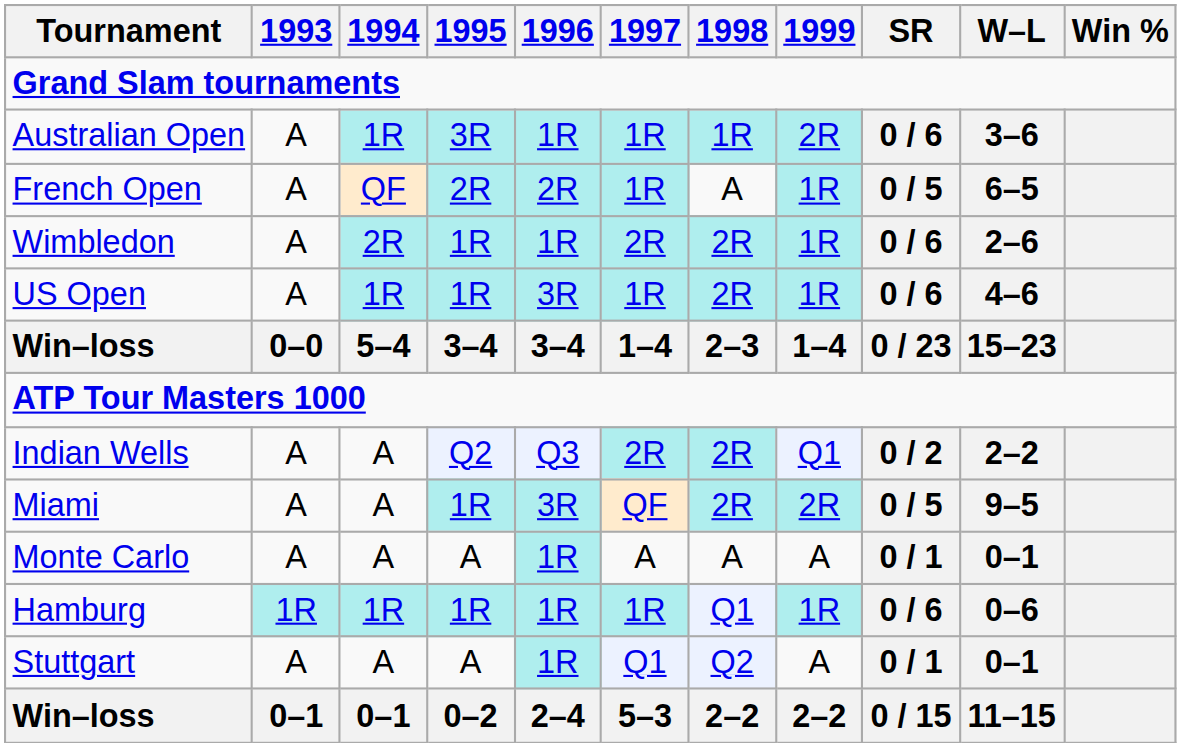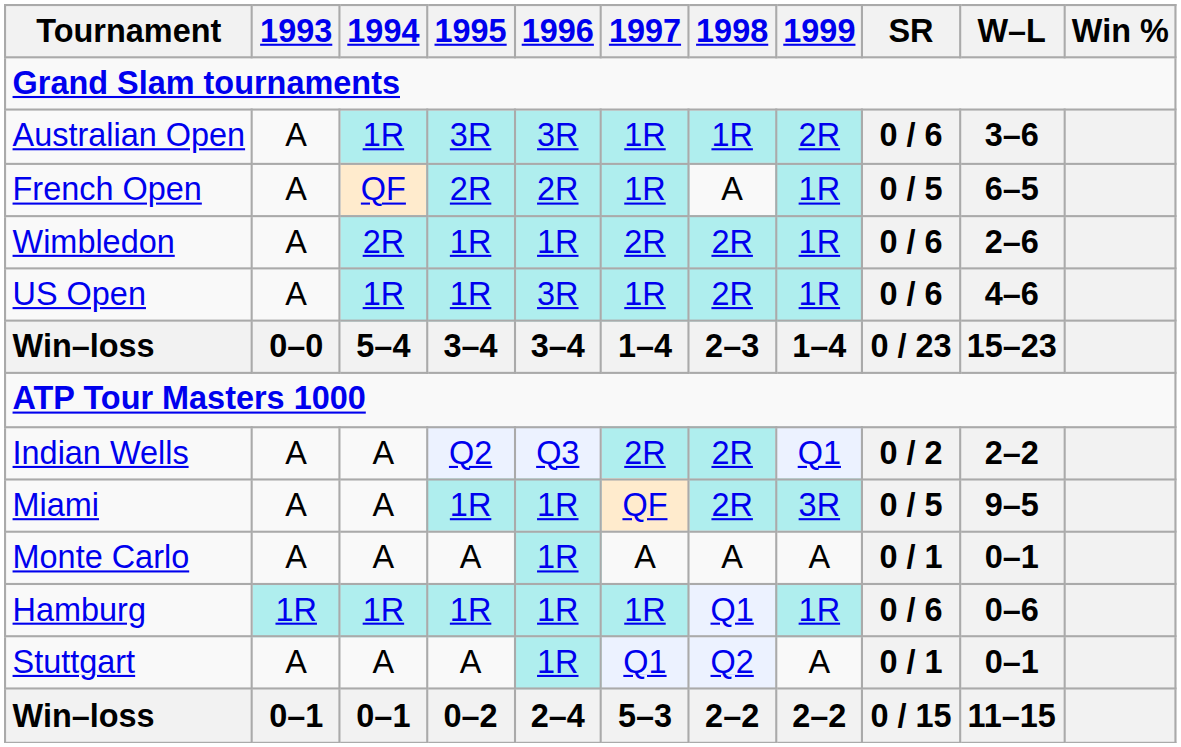(558, 135) 1R -> (558, 135) 3R
(558, 504) 3R -> (558, 504) 1R
(819, 504) 2R -> (819, 504) 3R
